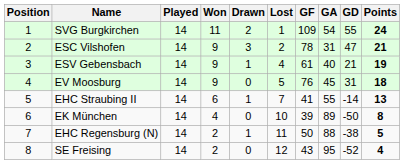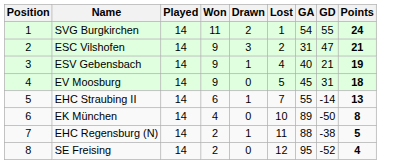- column: (307, 13)
